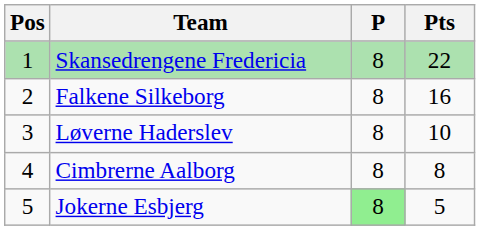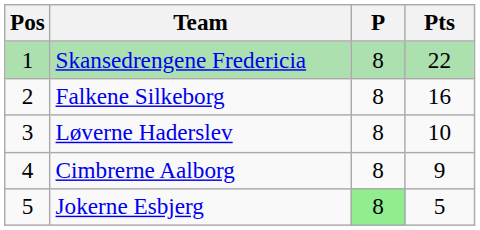(439, 170) 8 -> (439, 170) 9
